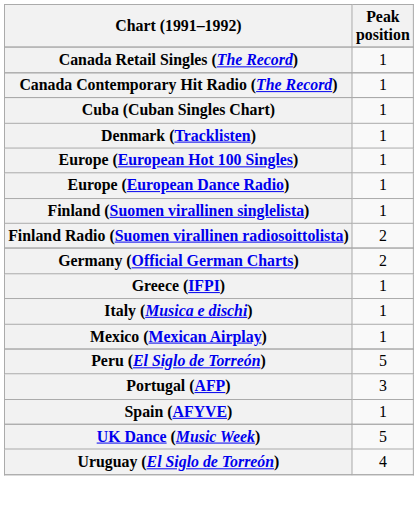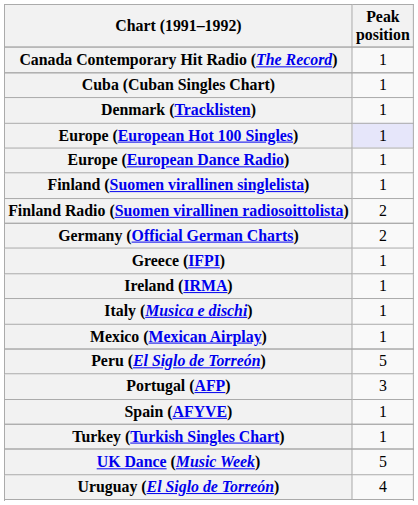- row: (178, 60)
(383, 160) no background -> (383, 135) lavender background
+ row: (178, 286)
+ row: (178, 436)
